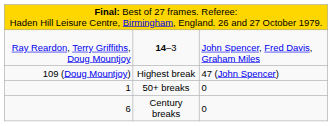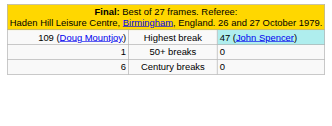- row: (71, 53)
(240, 73) no background -> (258, 37) paleturquoise background
